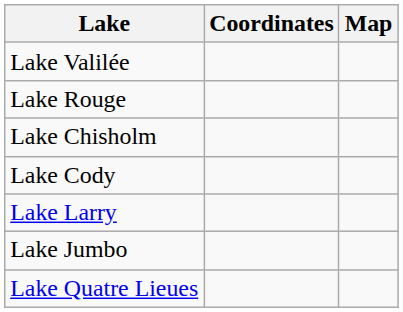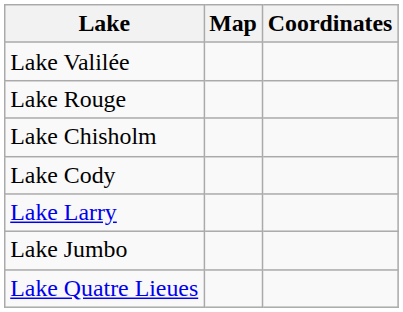columns swapped: (271, 23) <-> (369, 23)
